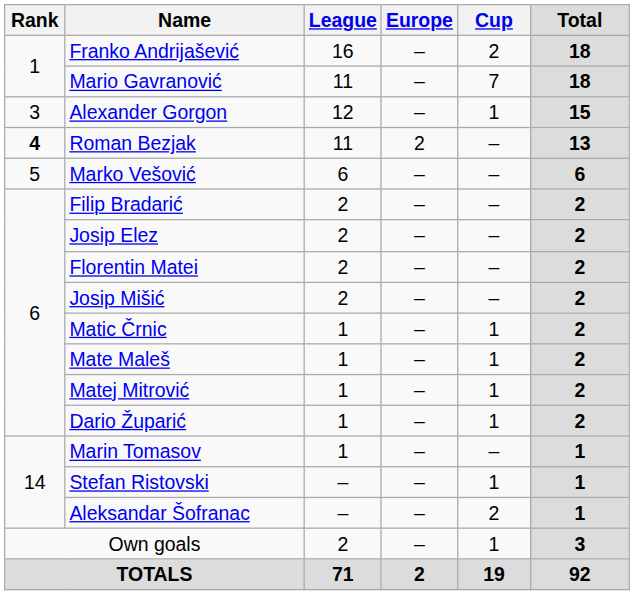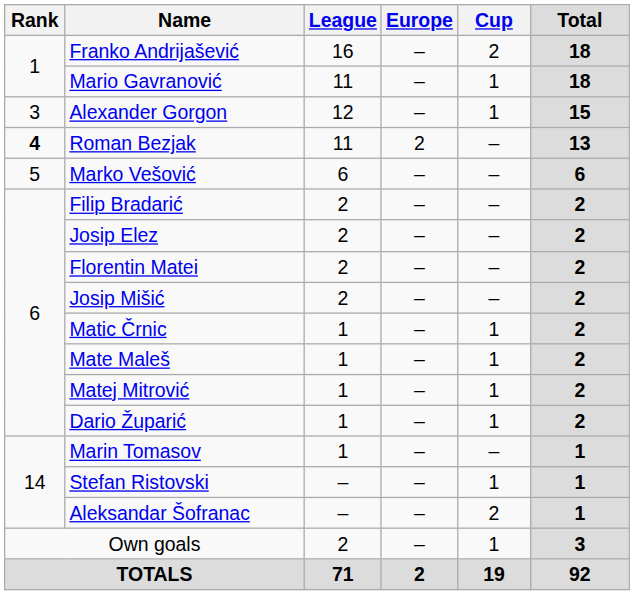(494, 82) 7 -> (494, 82) 1
